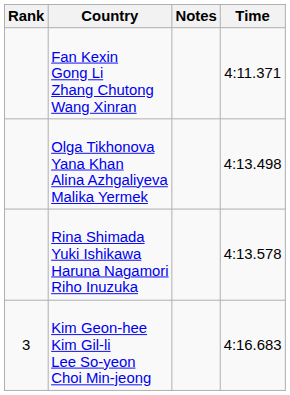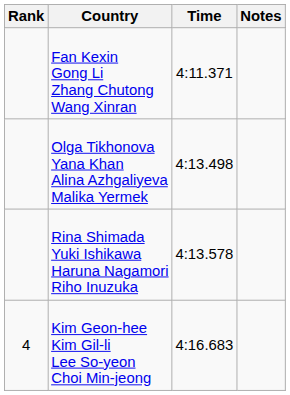columns swapped: (253, 16) <-> (196, 16)
(26, 345) 3 -> (26, 345) 4
